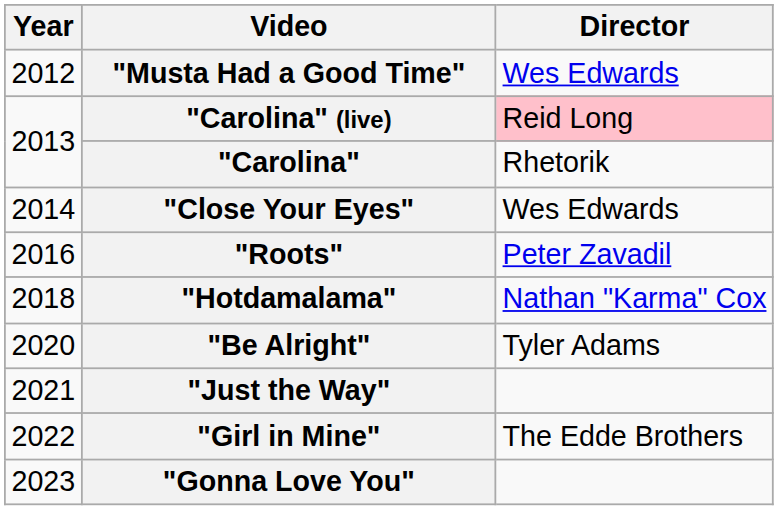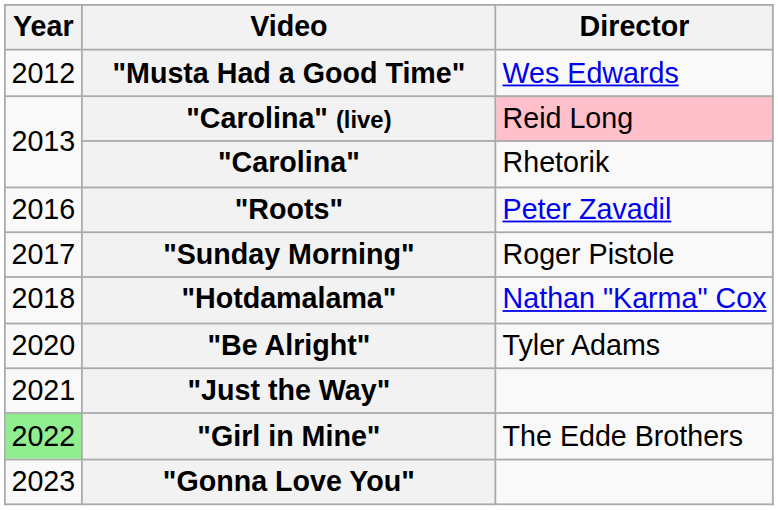- row: (289, 208)
+ row: (289, 254)
(43, 436) no background -> (43, 436) lightgreen background
